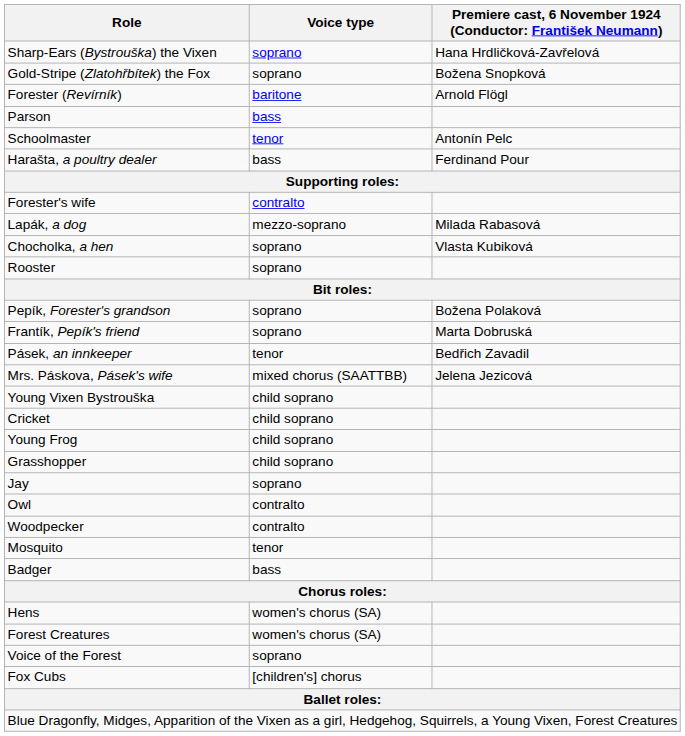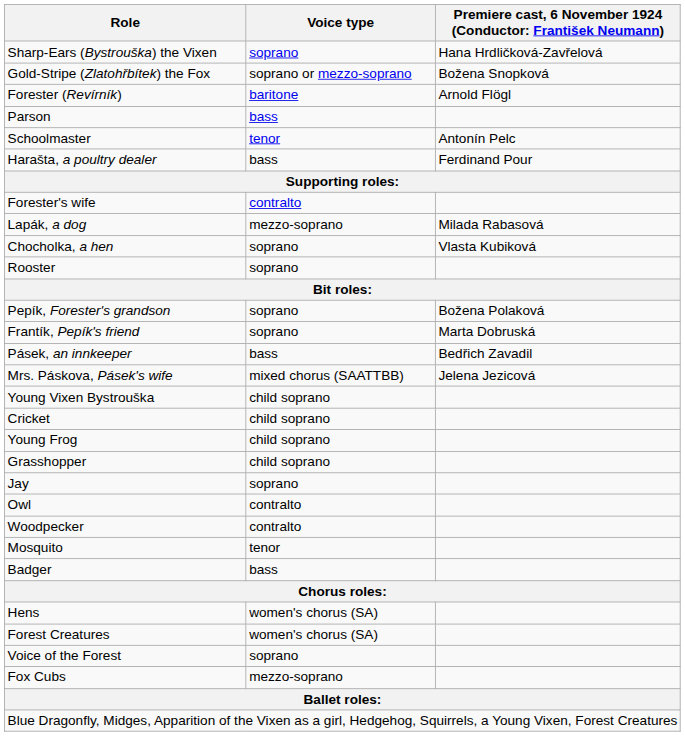(277, 73) soprano -> (330, 73) soprano or mezzo-soprano
(268, 354) tenor -> (264, 354) bass
(307, 677) [children's] chorus -> (296, 677) mezzo-soprano
